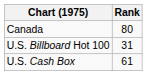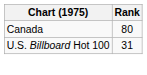- row: (41, 62)
